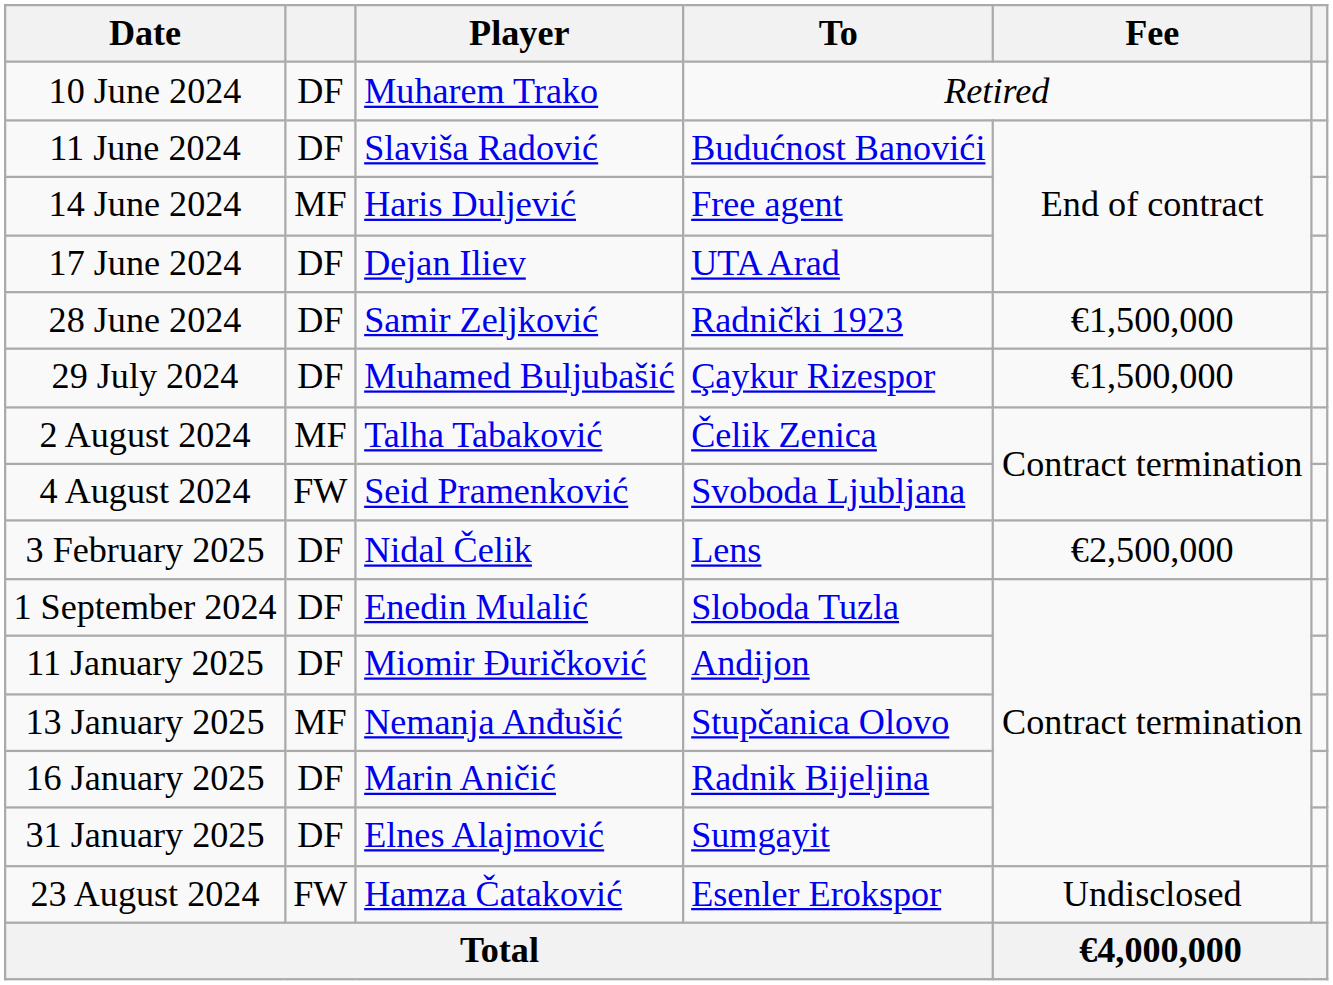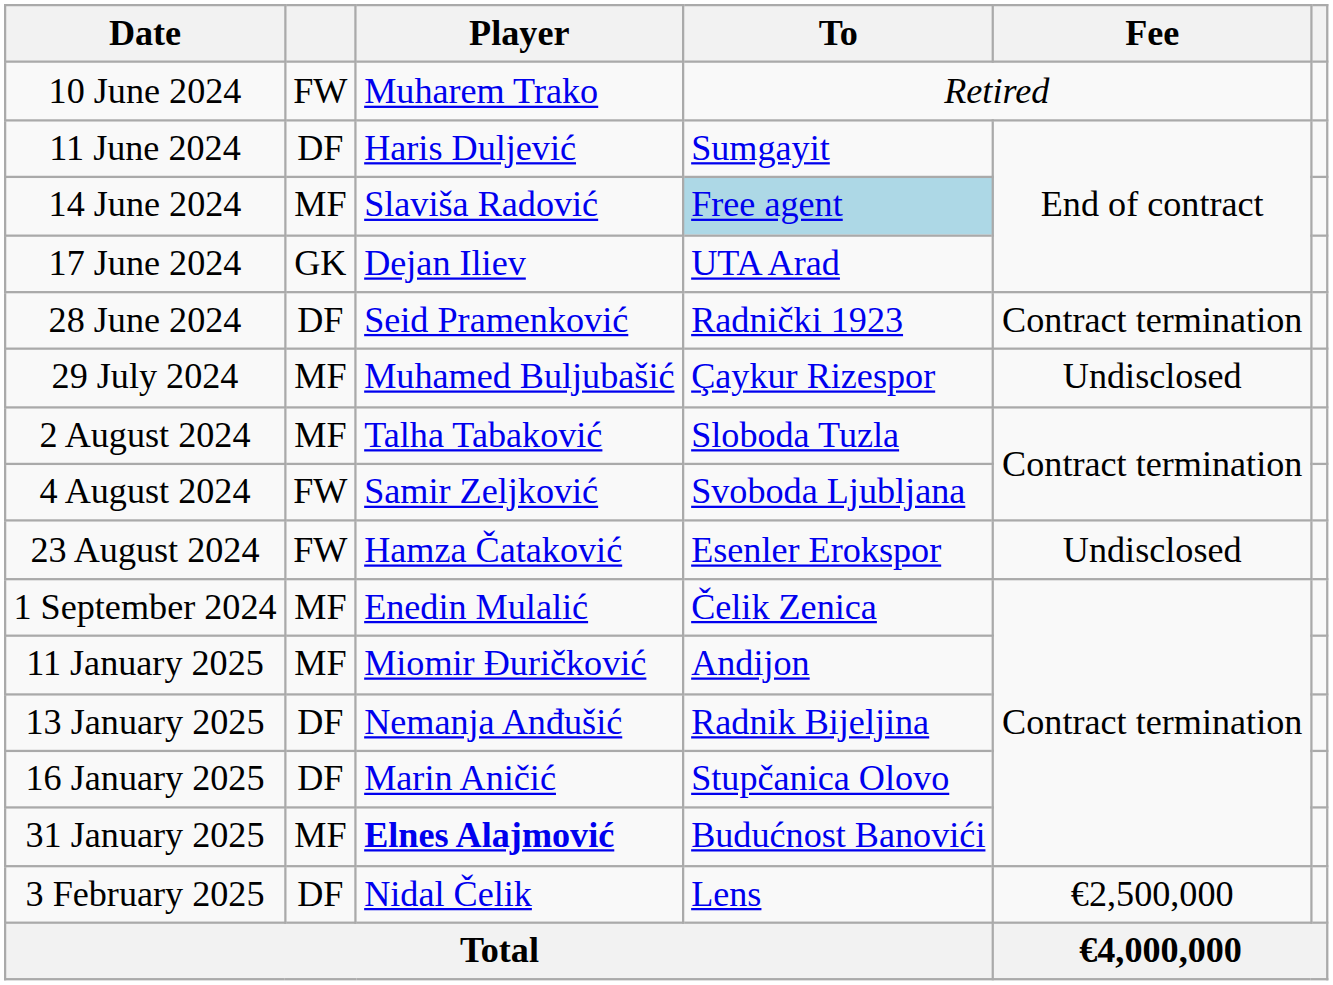(320, 90) DF -> (320, 90) FW
(481, 147) Slaviša Radović -> (470, 147) Haris Duljević
(838, 147) Budućnost Banovići -> (760, 147) Sumgayit
(470, 205) Haris Duljević -> (481, 205) Slaviša Radović
(767, 205) no background -> (767, 205) lightblue background
(320, 262) DF -> (320, 262) GK
(481, 319) Samir Zeljković -> (496, 319) Seid Pramenković
(1152, 319) €1,500,000 -> (1152, 319) Contract termination
(320, 377) DF -> (320, 377) MF
(1152, 377) €1,500,000 -> (1152, 377) Undisclosed
(784, 434) Čelik Zenica -> (795, 434) Sloboda Tuzla
(496, 491) Seid Pramenković -> (481, 491) Samir Zeljković
rows swapped: (145, 893) <-> (145, 549)
(320, 606) DF -> (320, 606) MF
(795, 606) Sloboda Tuzla -> (784, 606) Čelik Zenica
(320, 663) DF -> (320, 663) MF
(320, 721) MF -> (320, 721) DF
(820, 721) Stupčanica Olovo -> (810, 721) Radnik Bijeljina
(810, 778) Radnik Bijeljina -> (820, 778) Stupčanica Olovo
(320, 836) DF -> (320, 836) MF
(484, 836) normal -> (489, 836) bold
(760, 836) Sumgayit -> (838, 836) Budućnost Banovići
